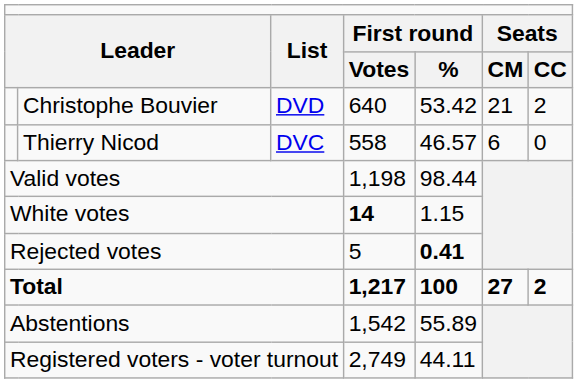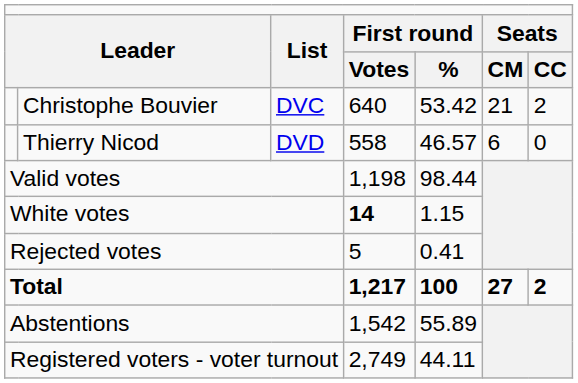(300, 105) DVD -> (300, 105) DVC
(300, 142) DVC -> (300, 142) DVD
(442, 250) bold -> (442, 250) normal
